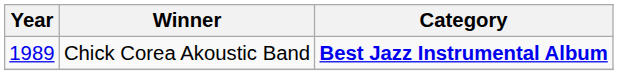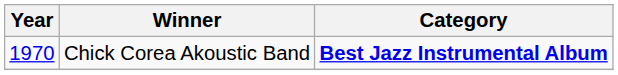(32, 52) 1989 -> (32, 52) 1970
